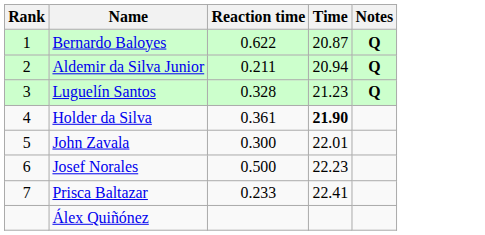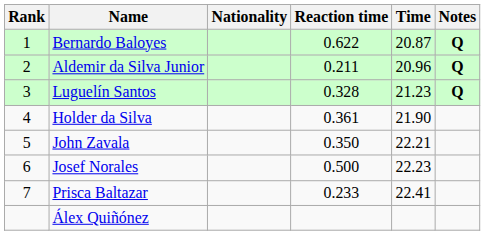+ column: (249, 17)
(330, 67) 20.94 -> (413, 67) 20.96
(330, 117) bold -> (413, 117) normal
(258, 142) 0.300 -> (341, 142) 0.350
(330, 142) 22.01 -> (413, 142) 22.21
